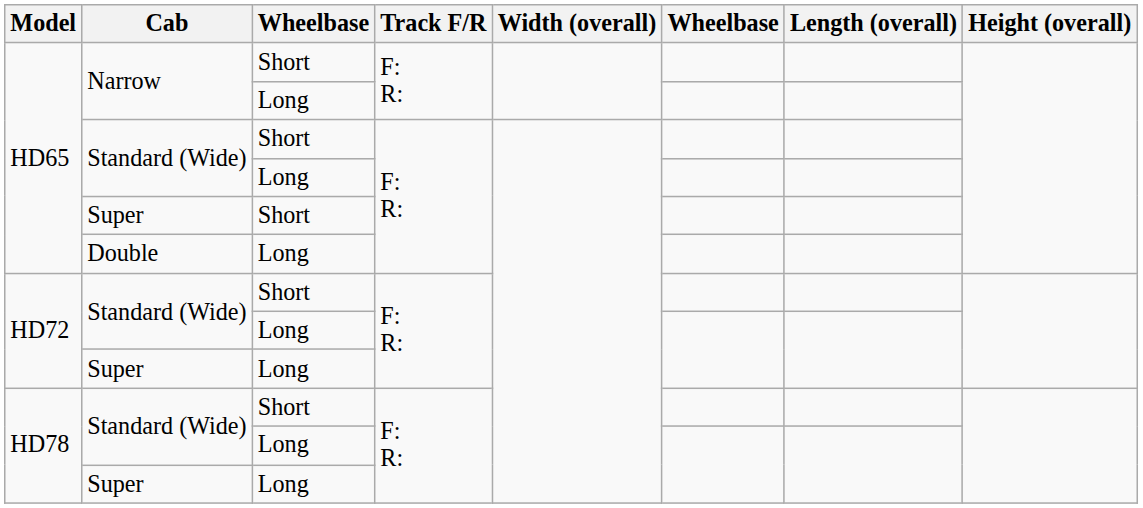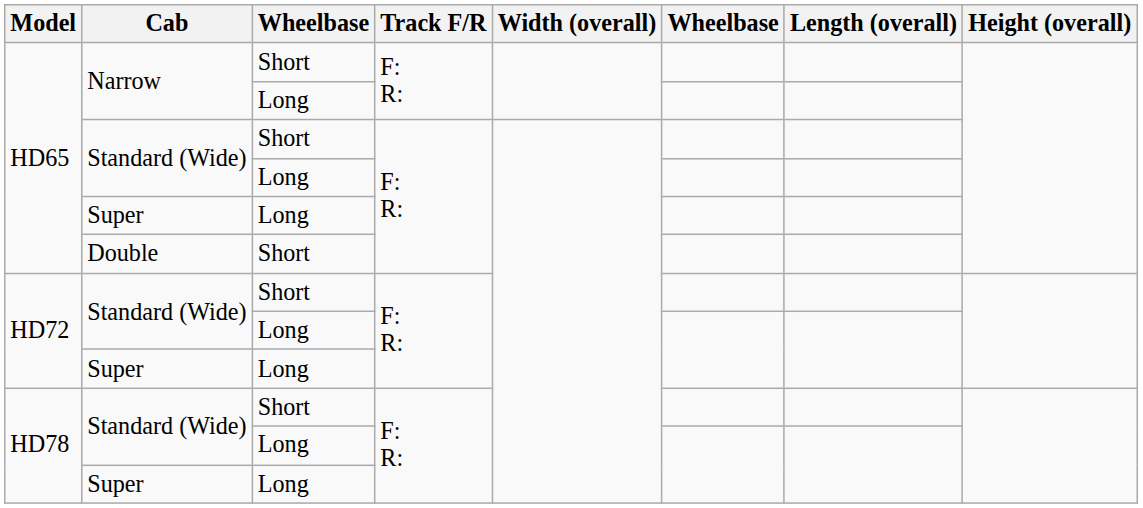(284, 215) Short -> (283, 215) Long
(283, 253) Long -> (284, 253) Short
